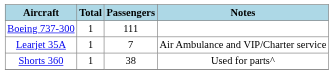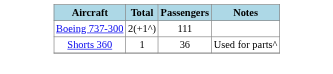(91, 28) 1 -> (142, 28) 2(+1^)
- row: (41, 45)
(131, 61) 38 -> (185, 45) 36
